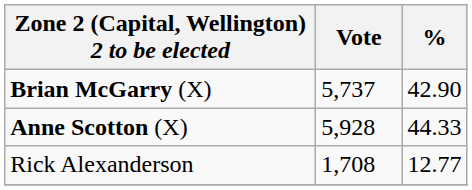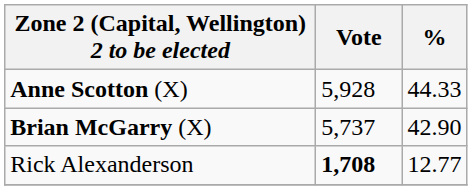rows swapped: (99, 126) <-> (111, 88)
(348, 164) normal -> (348, 164) bold
